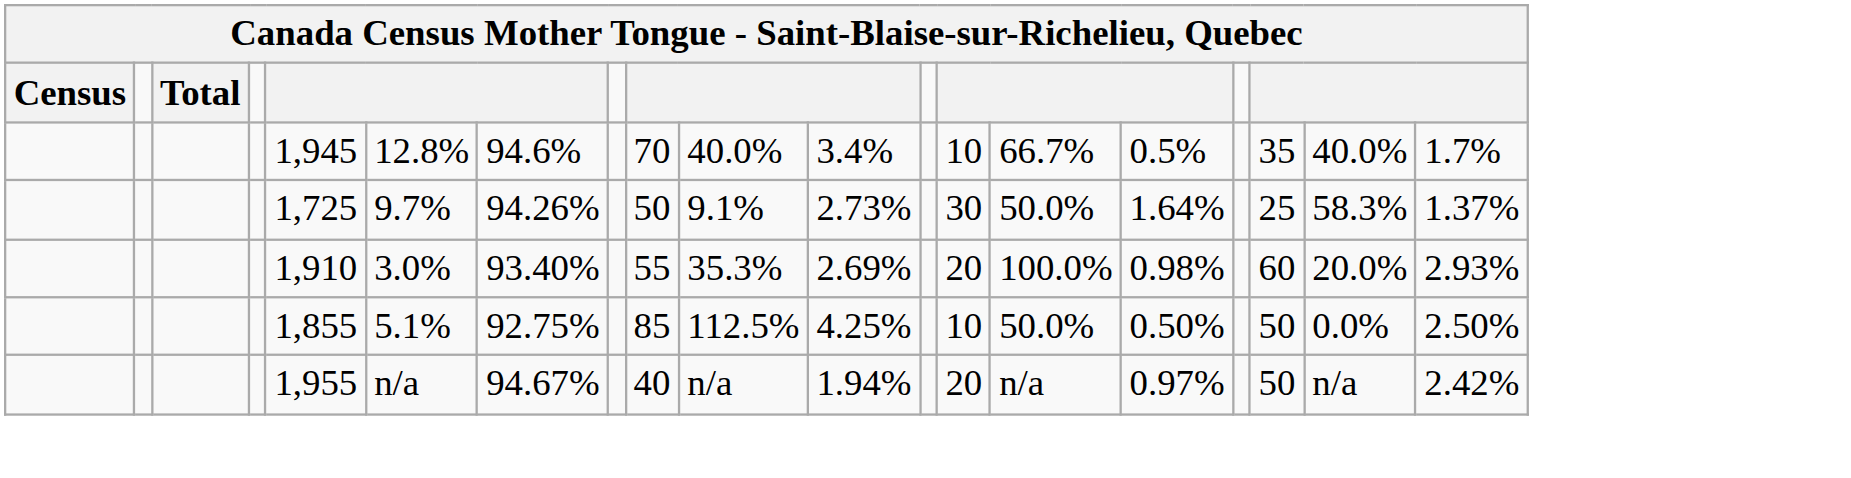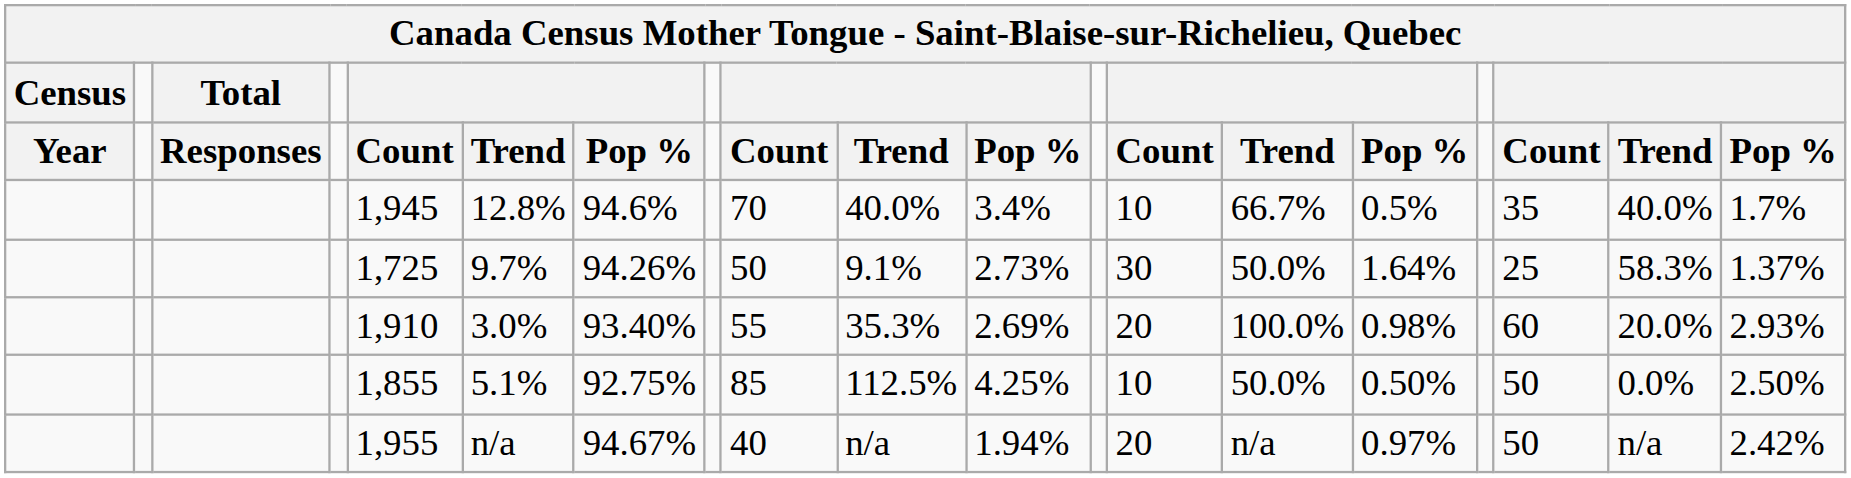+ row: (70, 150)
